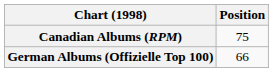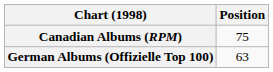(242, 57) 66 -> (242, 57) 63
